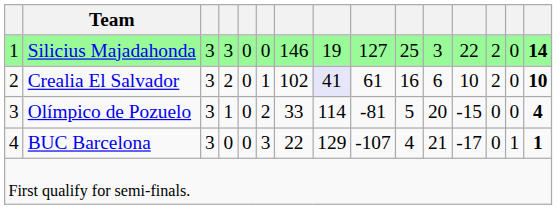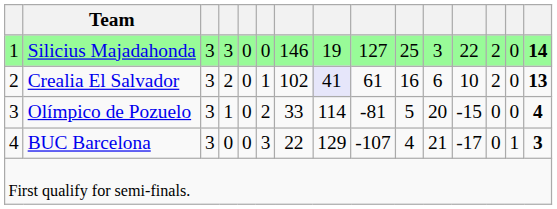(538, 81) 10 -> (538, 81) 13
(538, 142) 1 -> (538, 142) 3
